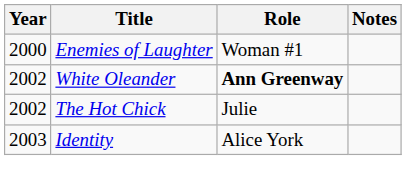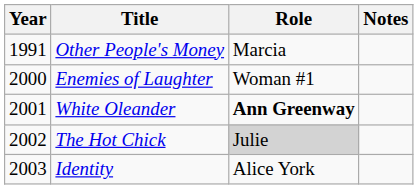+ row: (140, 49)
(28, 79) 2002 -> (28, 109) 2001
(239, 109) no background -> (251, 139) lightgrey background
